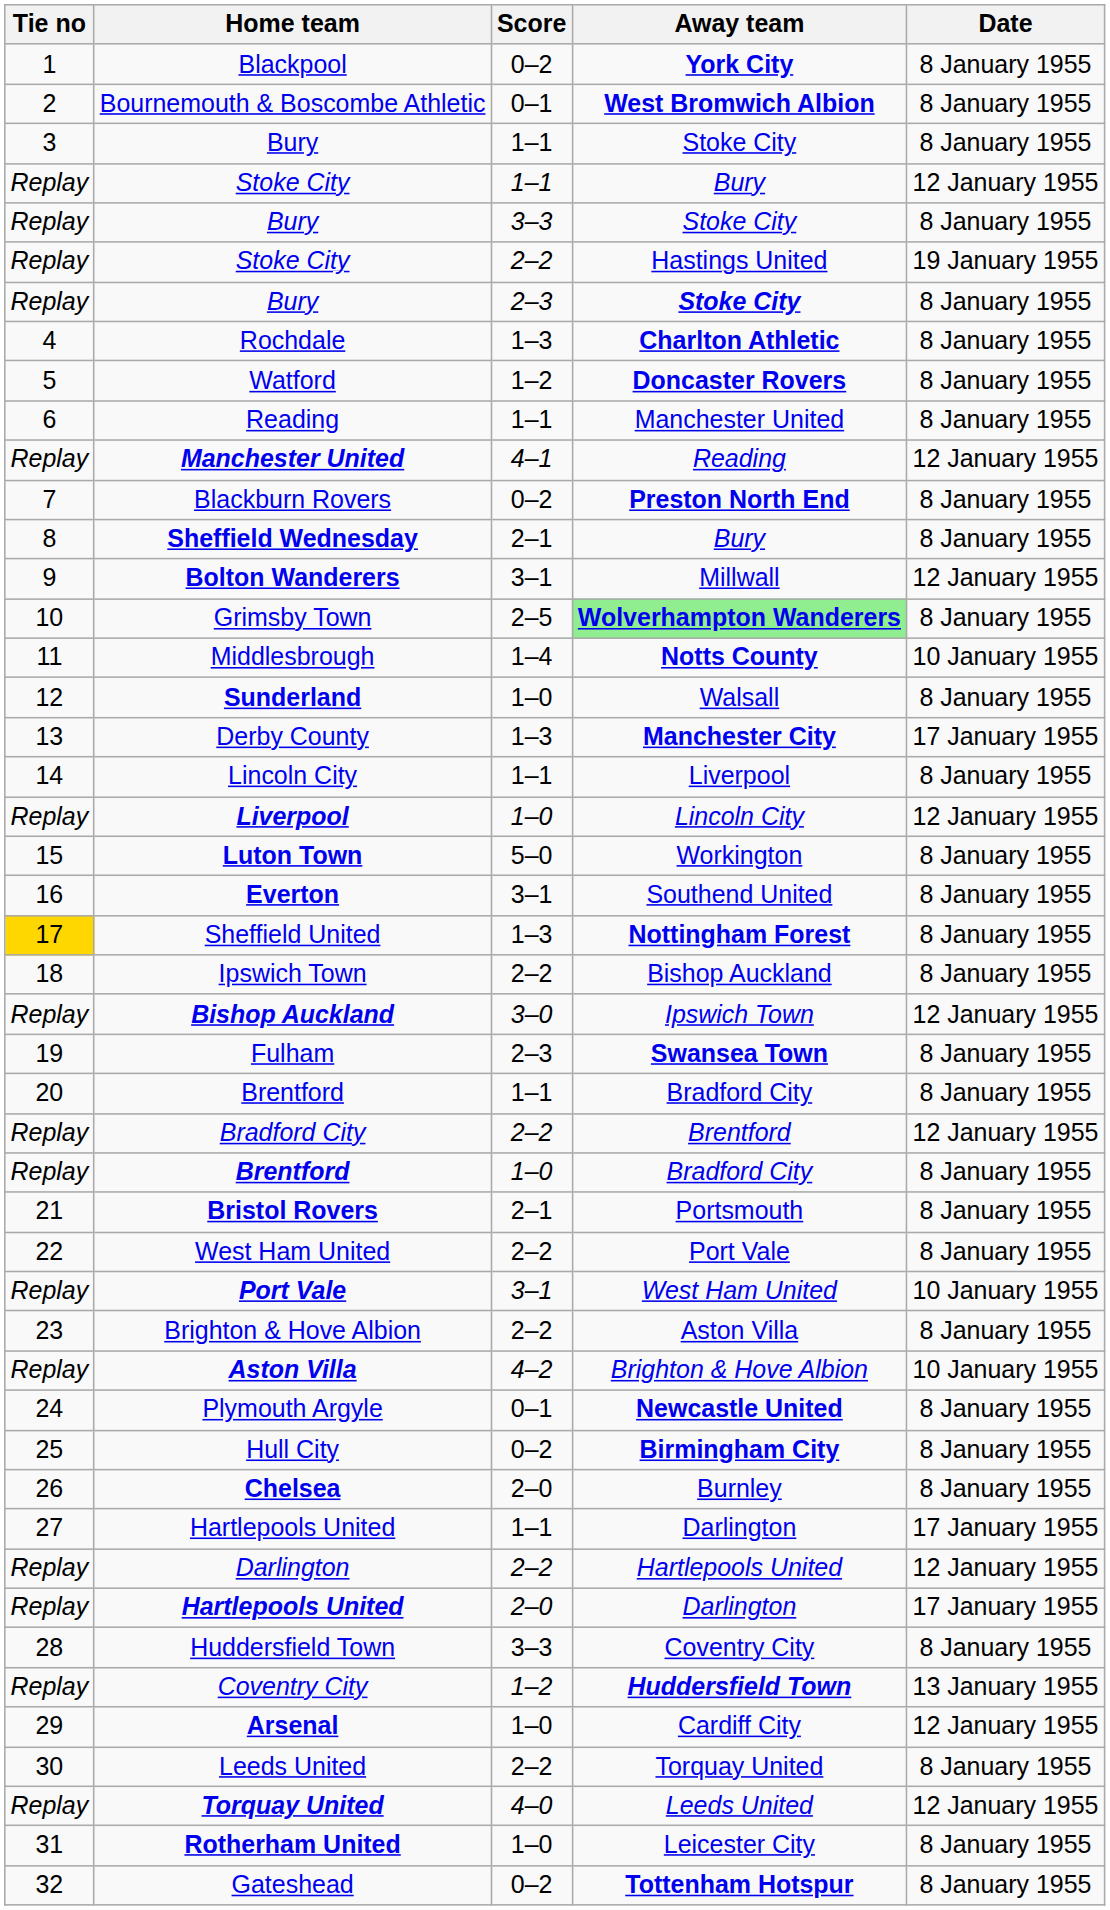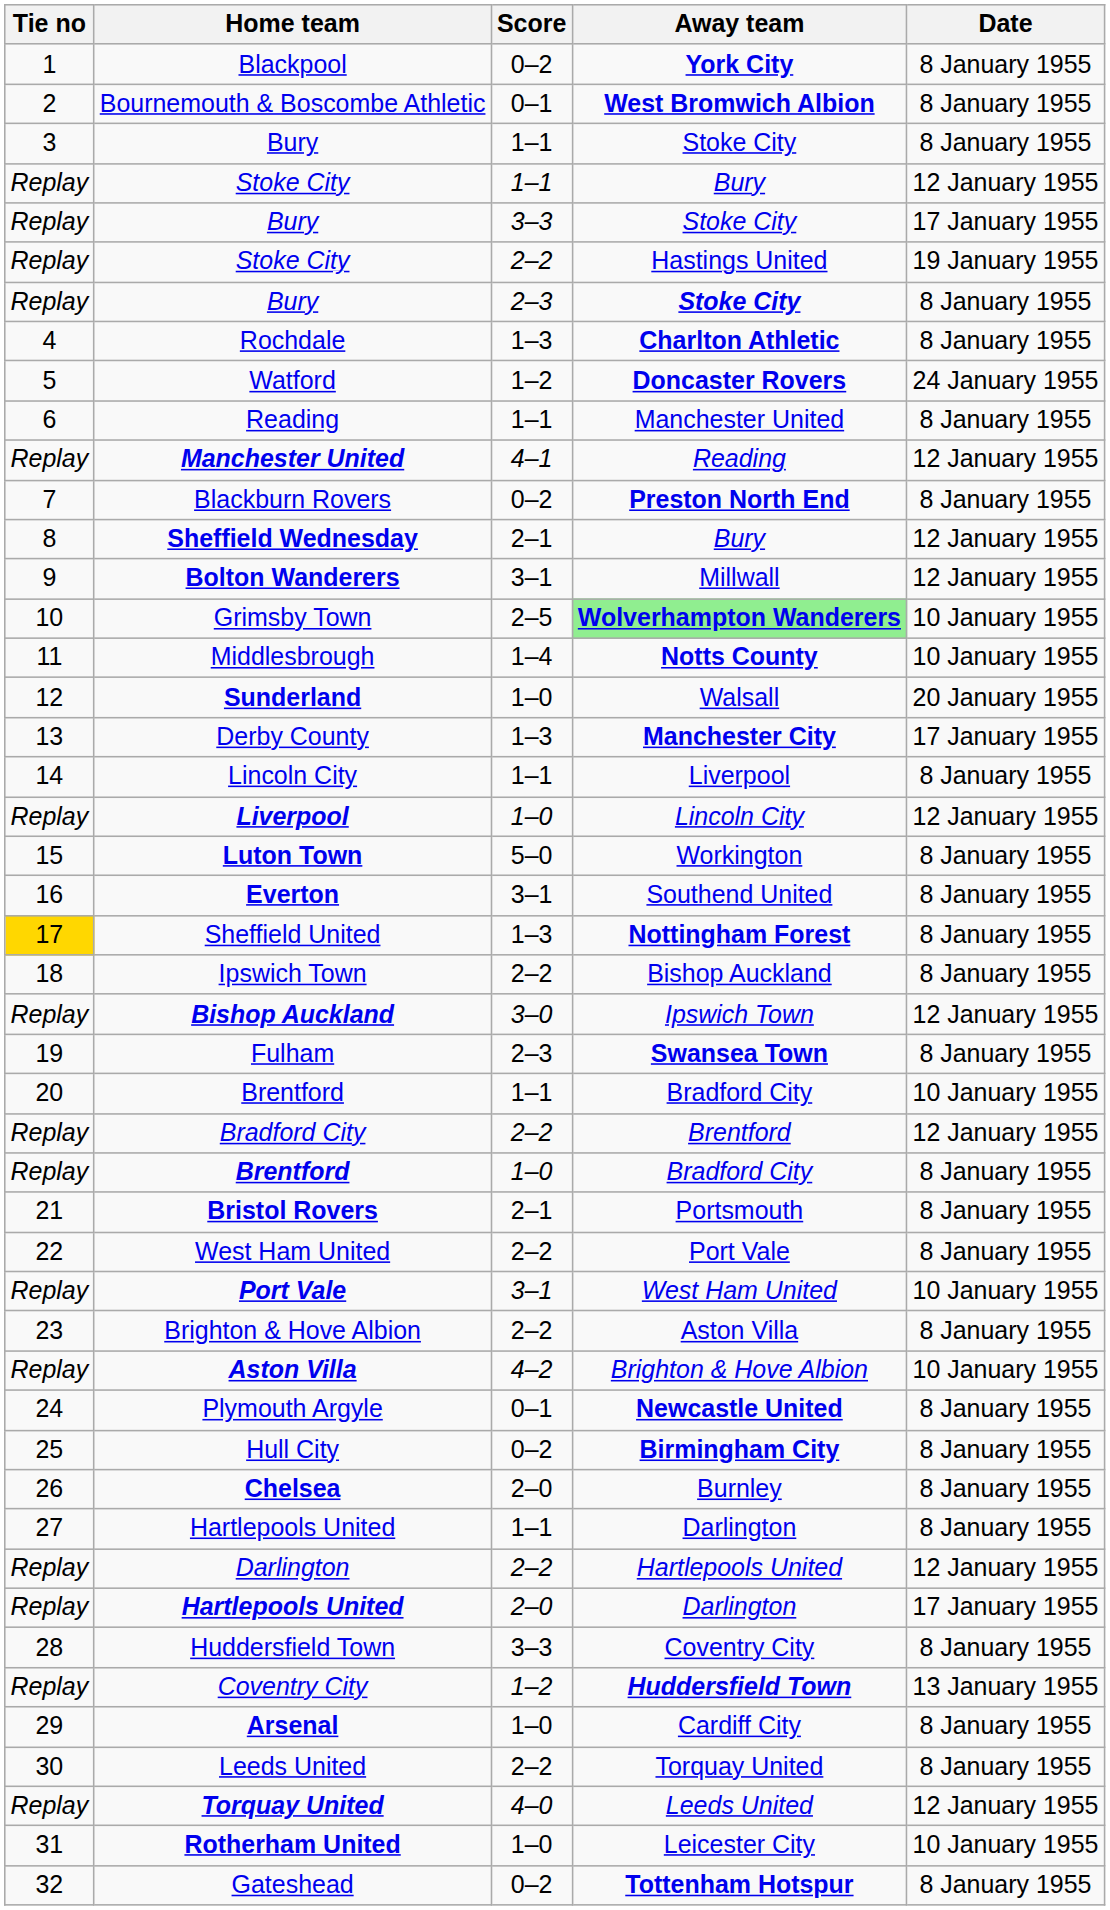(1005, 222) 8 January 1955 -> (1005, 222) 17 January 1955
(1005, 380) 8 January 1955 -> (1005, 380) 24 January 1955
(1005, 538) 8 January 1955 -> (1005, 538) 12 January 1955
(1005, 618) 8 January 1955 -> (1005, 618) 10 January 1955
(1005, 697) 8 January 1955 -> (1005, 697) 20 January 1955
(1005, 1093) 8 January 1955 -> (1005, 1093) 10 January 1955
(1005, 1528) 17 January 1955 -> (1005, 1528) 8 January 1955
(1005, 1726) 12 January 1955 -> (1005, 1726) 8 January 1955
(1005, 1845) 8 January 1955 -> (1005, 1845) 10 January 1955
